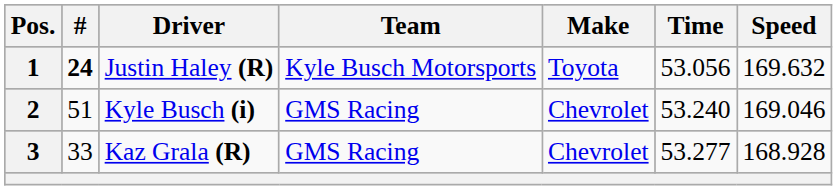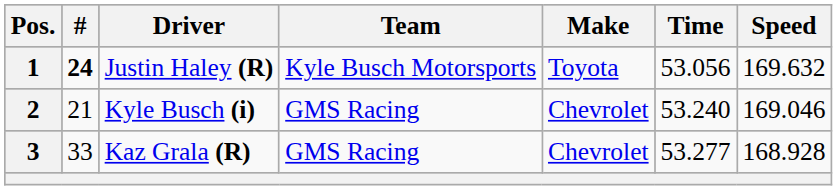(80, 109) 51 -> (80, 109) 21
